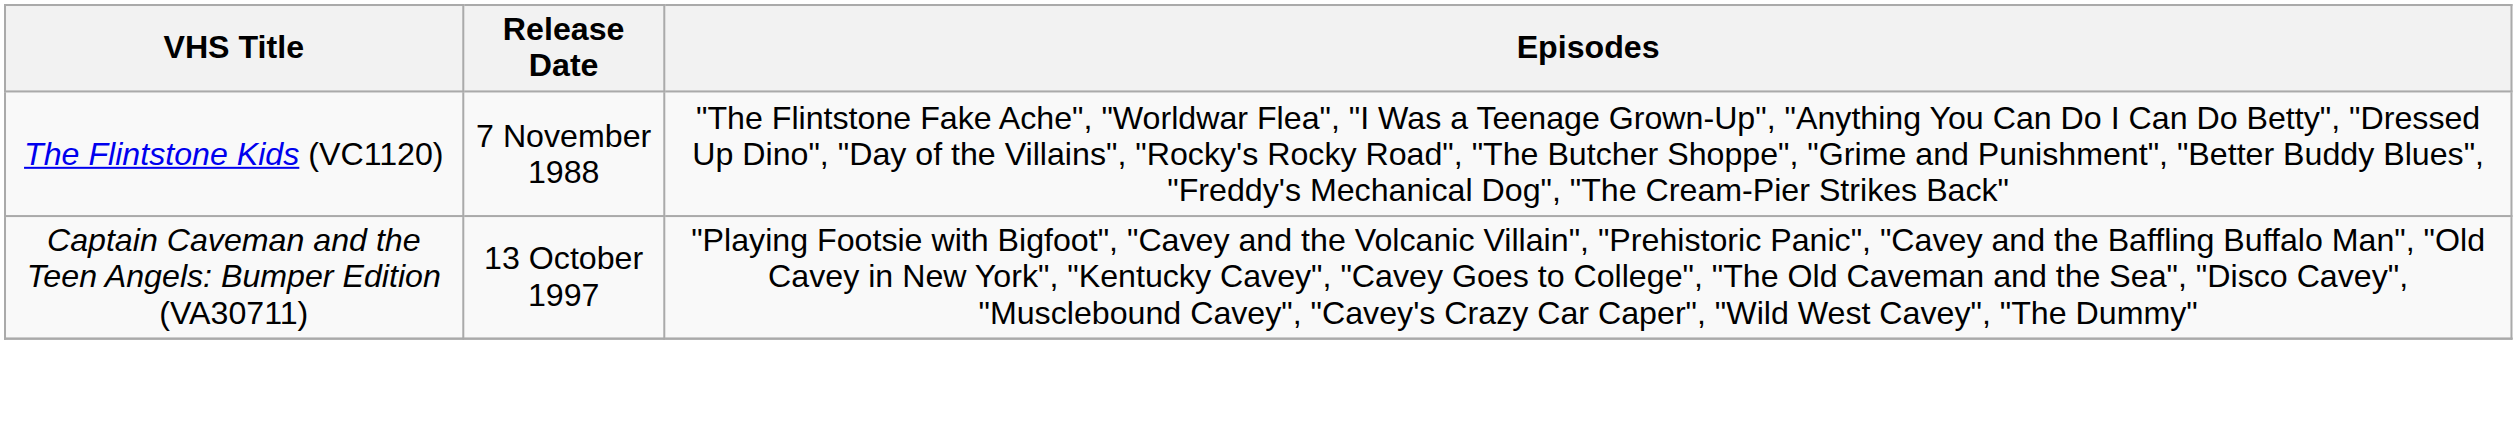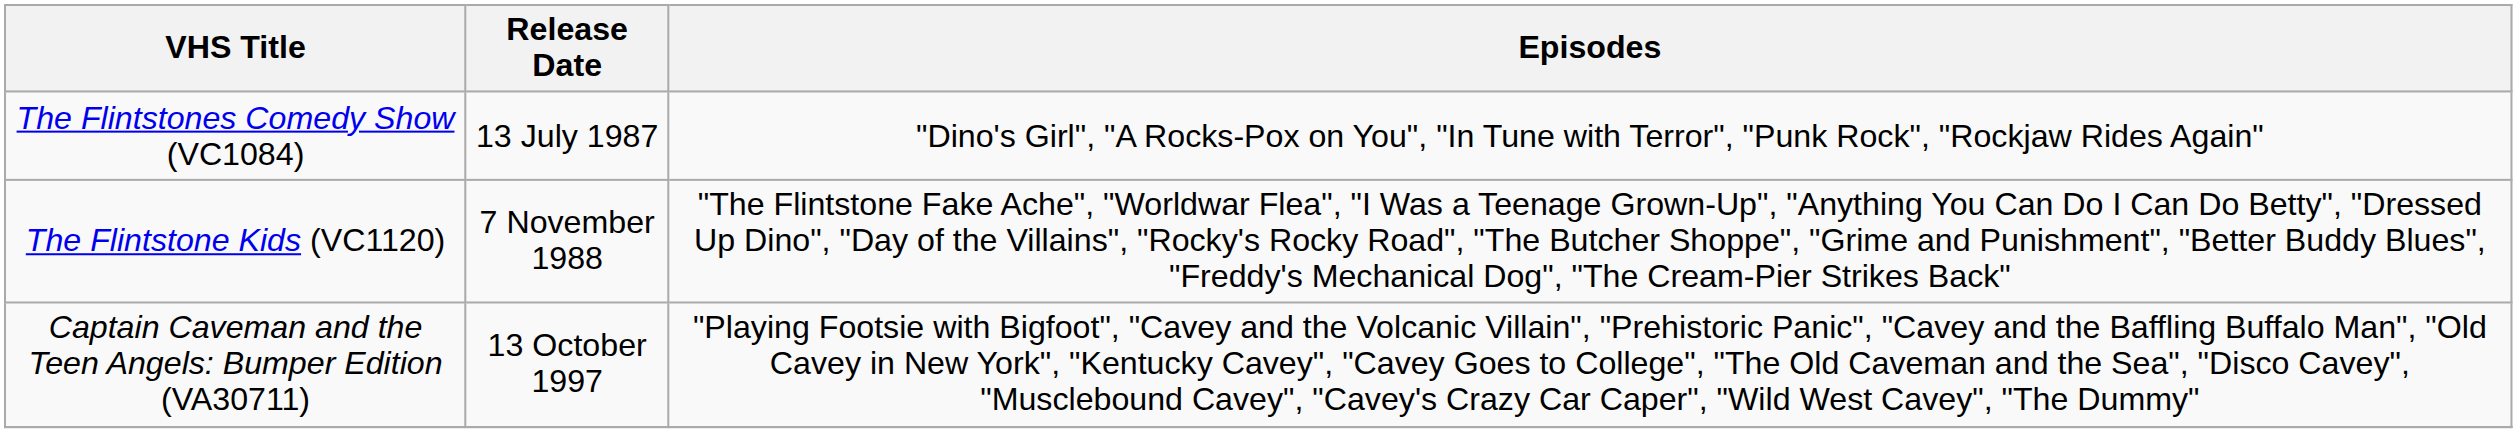+ row: (236, 135)
